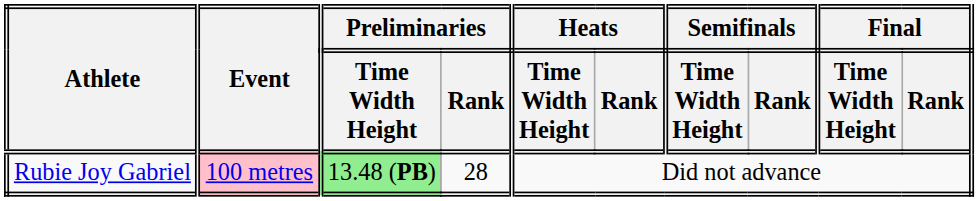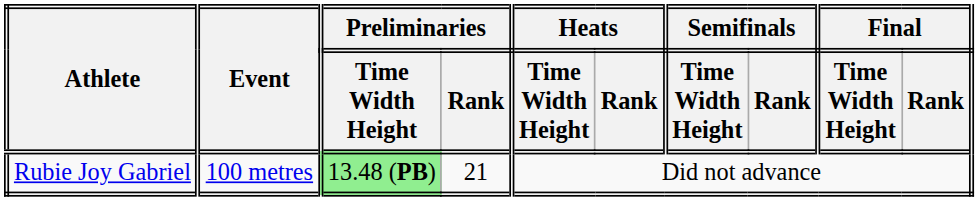(259, 172) pink background -> (259, 172) no background
(476, 172) 28 -> (476, 172) 21
